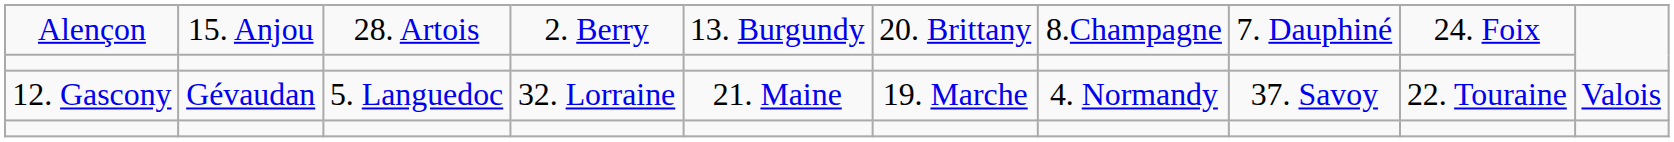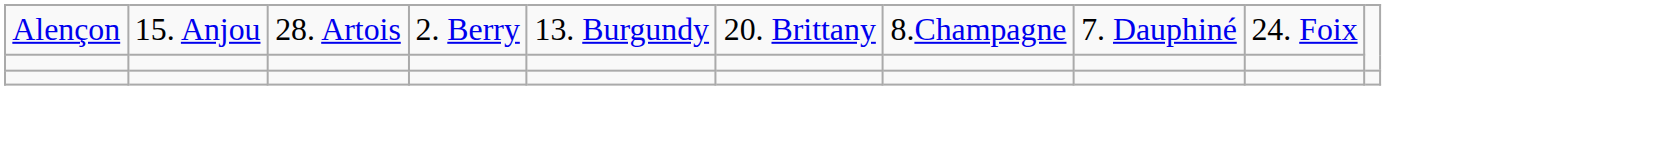- row: (92, 94)
